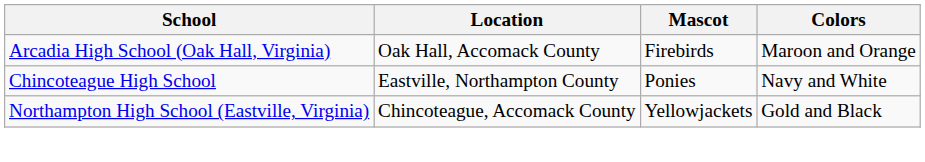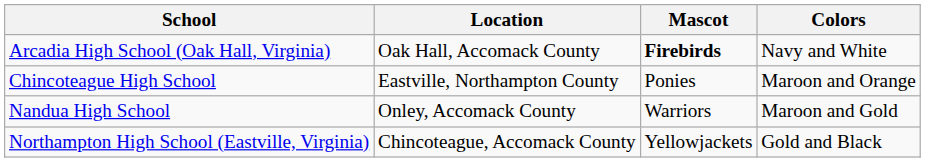(679, 50) normal -> (683, 50) bold
(839, 50) Maroon and Orange -> (824, 50) Navy and White
(824, 80) Navy and White -> (839, 80) Maroon and Orange
+ row: (90, 111)
